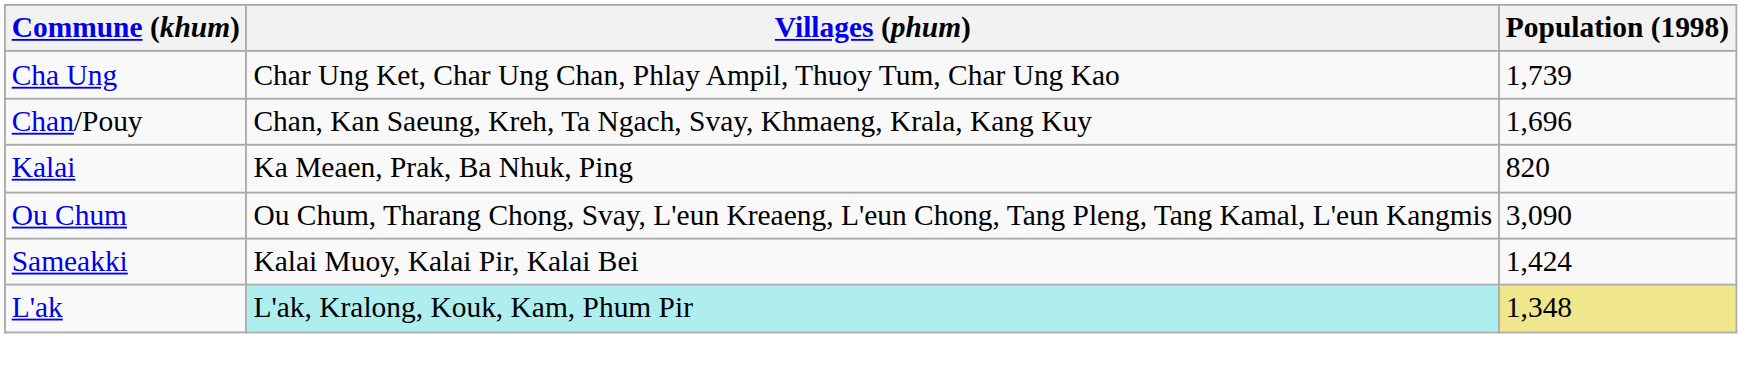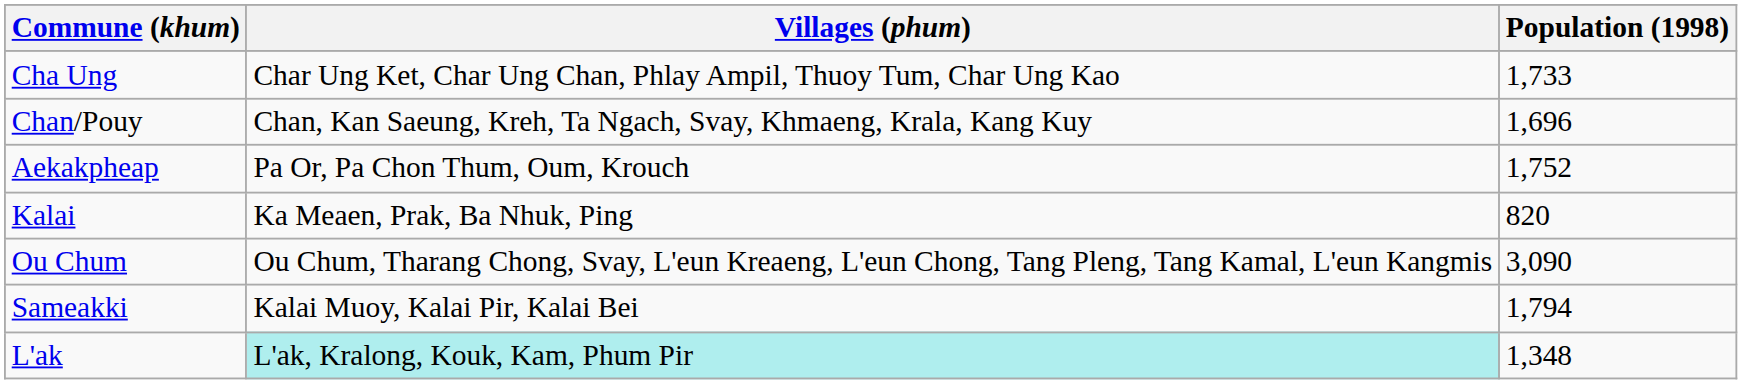(1539, 74) 1,739 -> (1539, 74) 1,733
+ row: (85, 167)
(1539, 261) 1,424 -> (1539, 307) 1,794
(1539, 307) khaki background -> (1539, 354) no background
